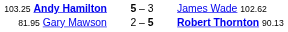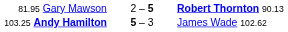rows swapped: (56, 8) <-> (63, 22)
